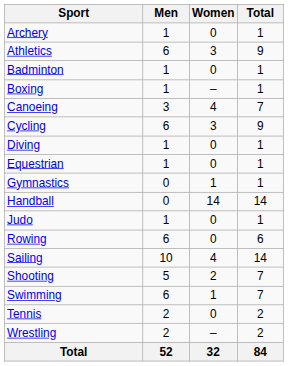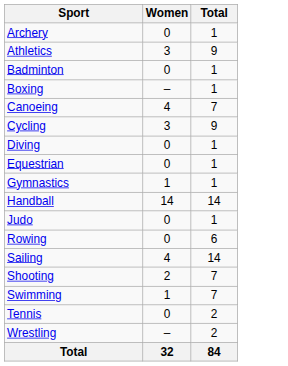- column: (166, 13)
